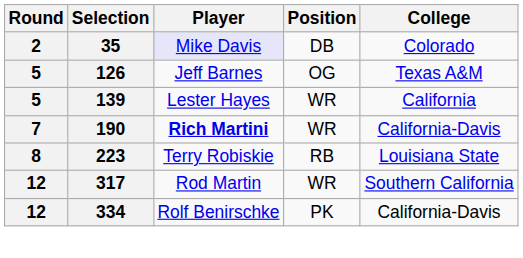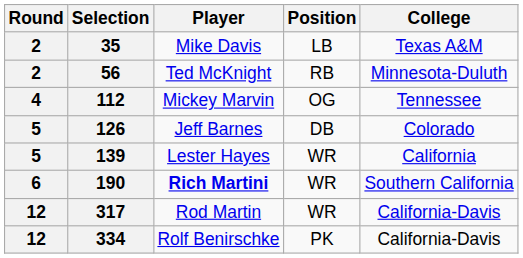(218, 45) lavender background -> (218, 45) no background
(322, 45) DB -> (322, 45) LB
(439, 45) Colorado -> (439, 45) Texas A&M
+ row: (111, 73)
+ row: (111, 101)
(322, 73) OG -> (322, 128) DB
(439, 73) Texas A&M -> (439, 128) Colorado
(36, 128) 7 -> (36, 184) 6
(439, 128) California-Davis -> (439, 184) Southern California
- row: (111, 156)
(439, 184) Southern California -> (439, 211) California-Davis
